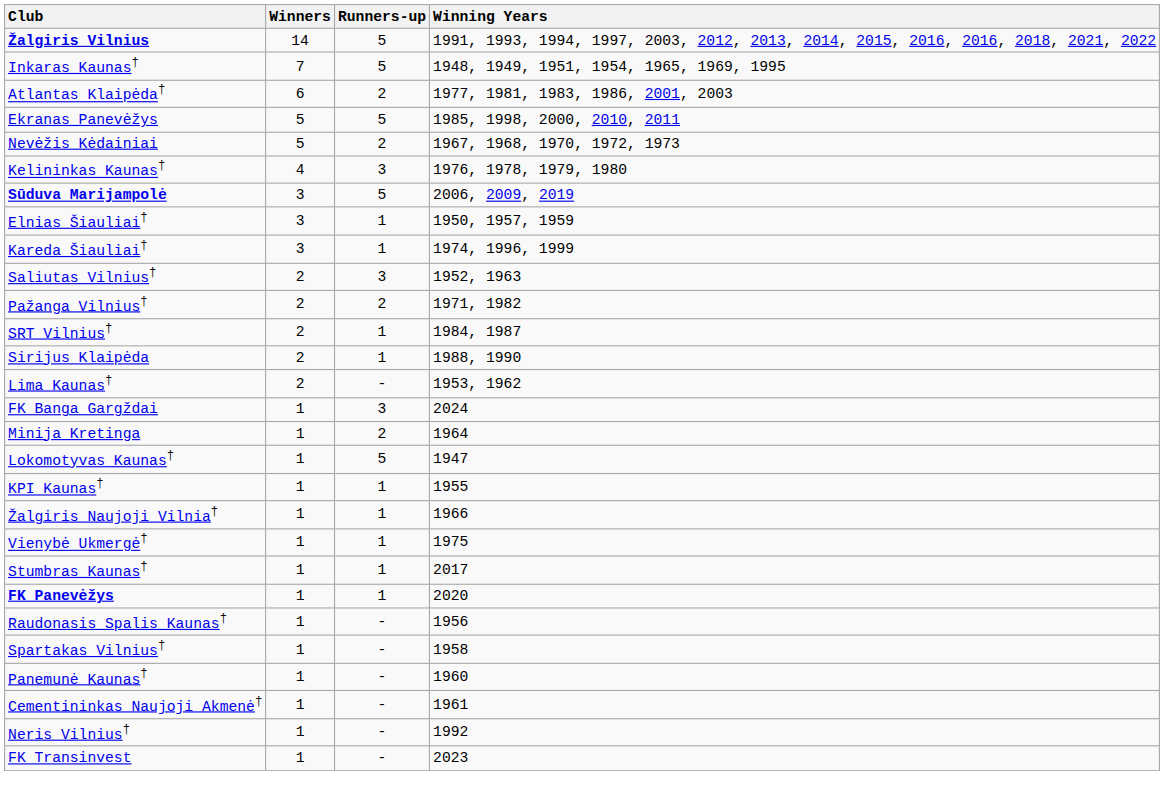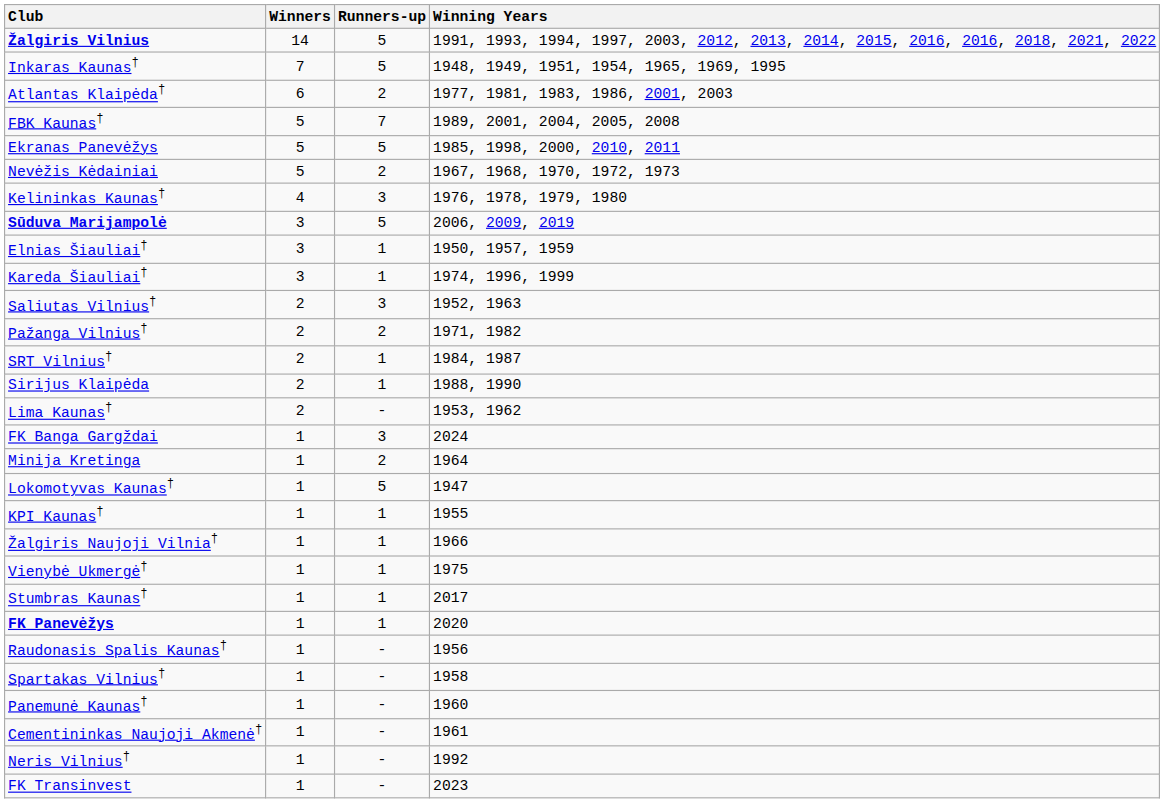+ row: (56, 122)
